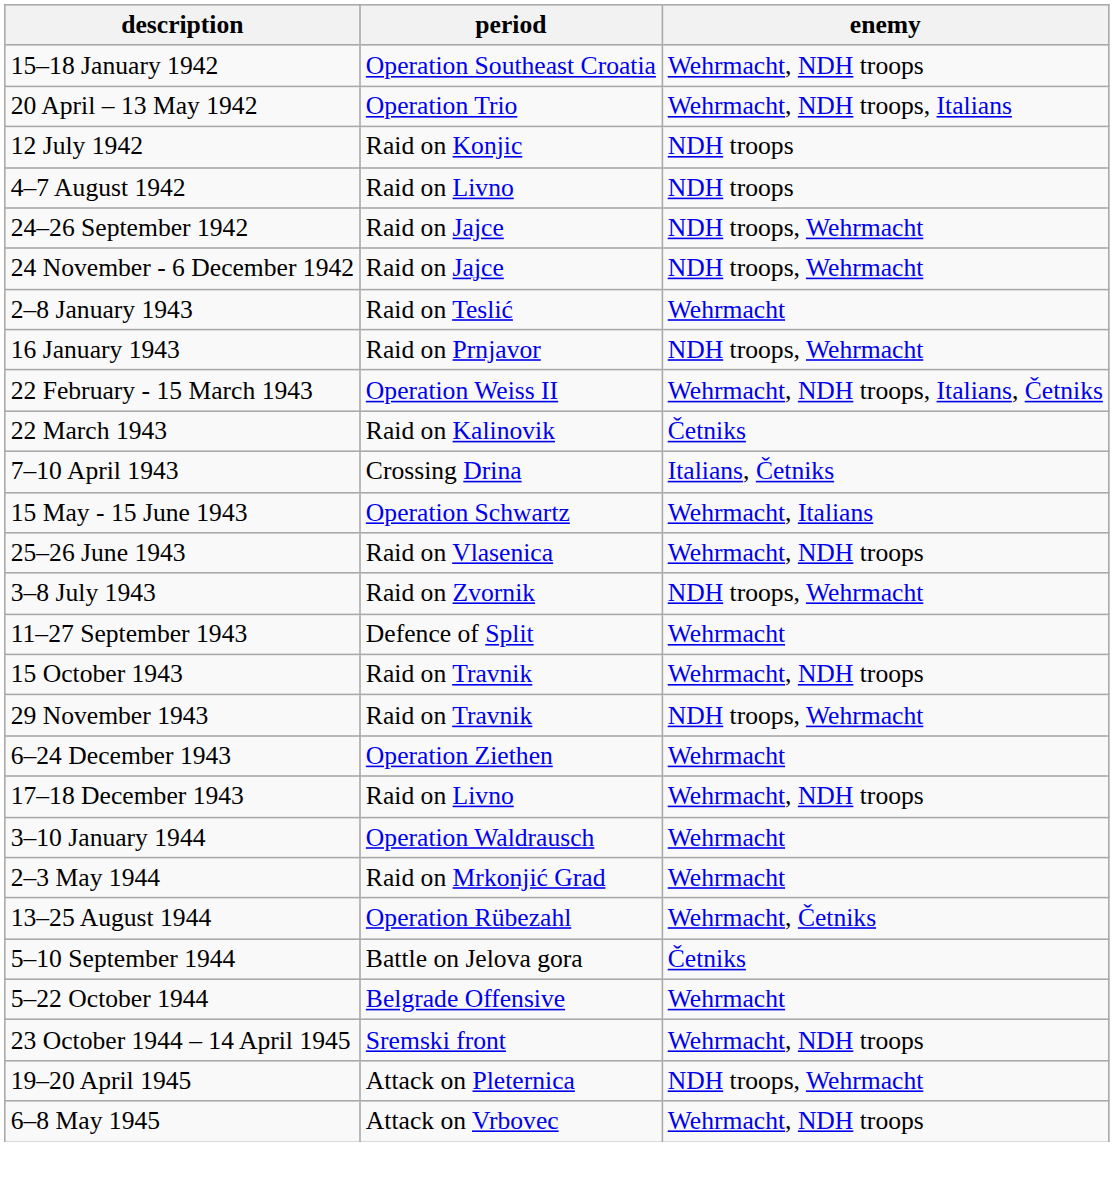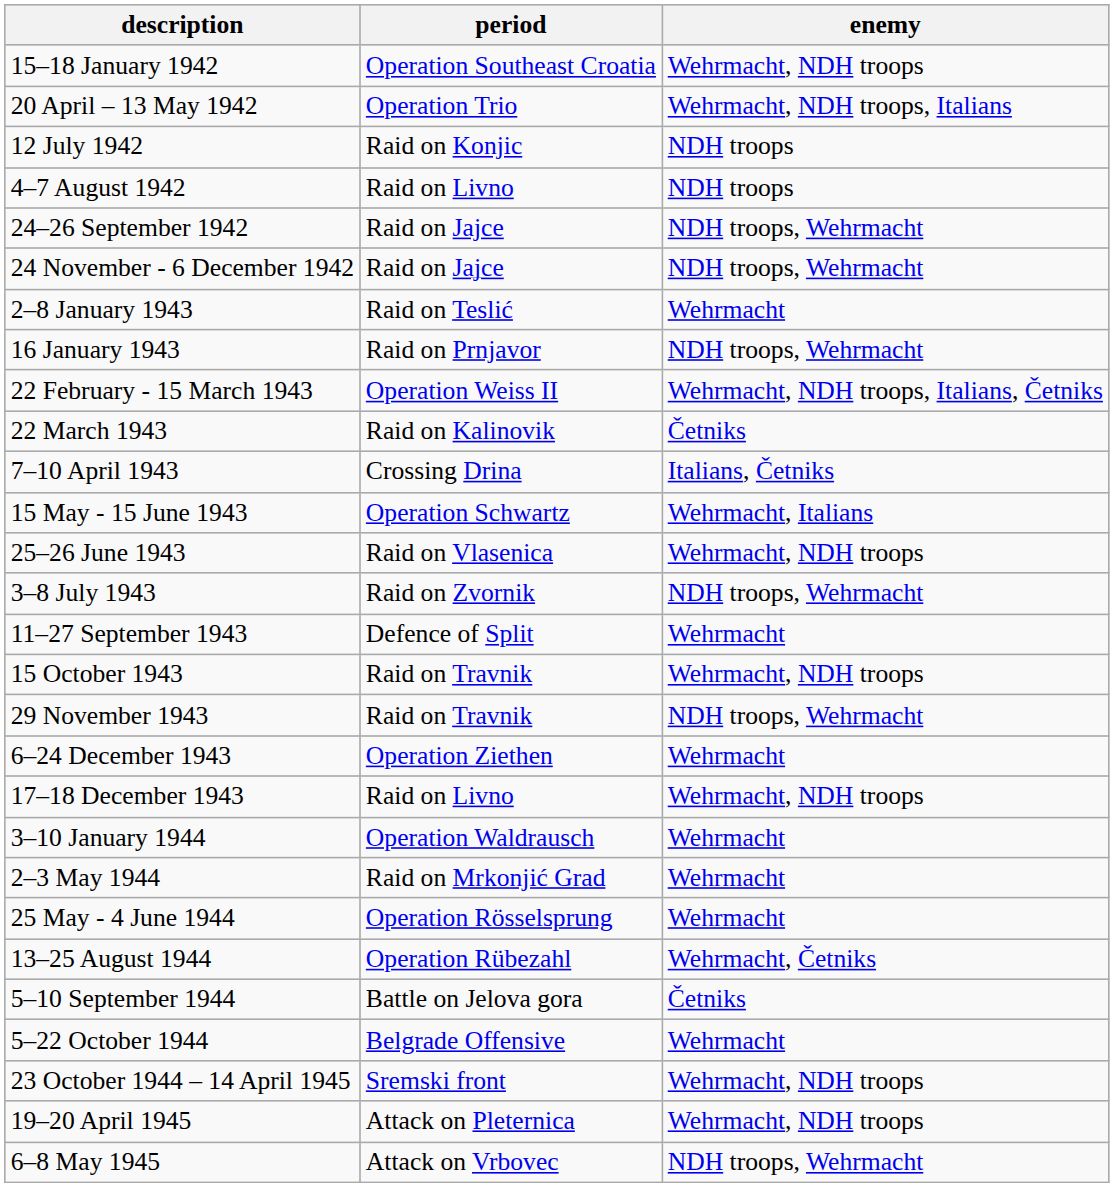+ row: (123, 918)
(796, 1080) NDH troops, Wehrmacht -> (796, 1120) Wehrmacht, NDH troops
(796, 1120) Wehrmacht, NDH troops -> (796, 1161) NDH troops, Wehrmacht
